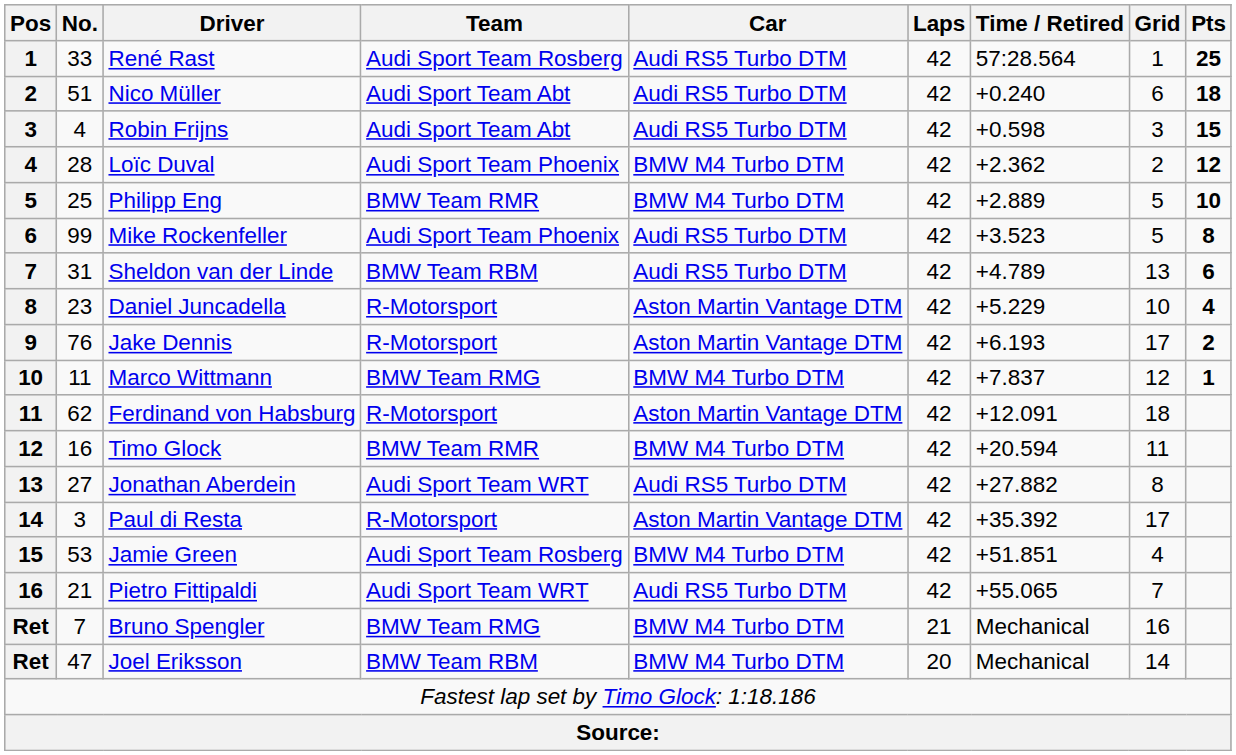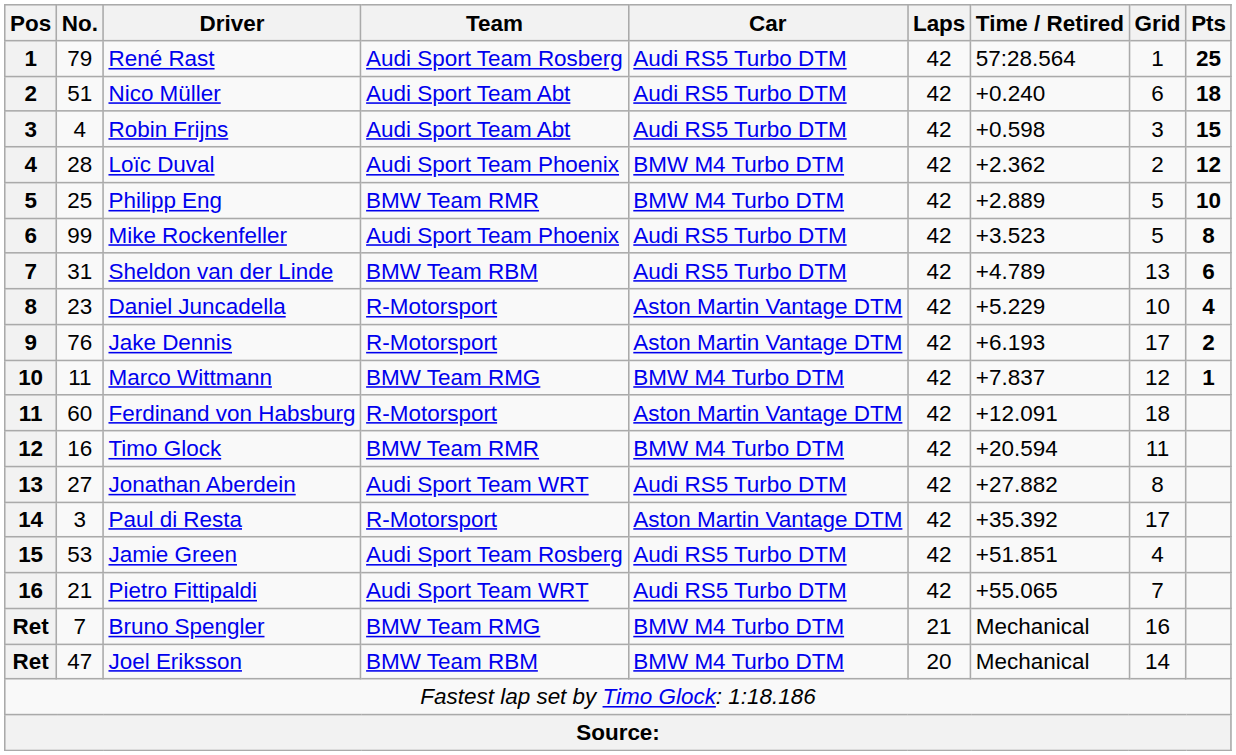(80, 58) 33 -> (80, 58) 79
(80, 413) 62 -> (80, 413) 60
(739, 555) BMW M4 Turbo DTM -> (740, 555) Audi RS5 Turbo DTM
